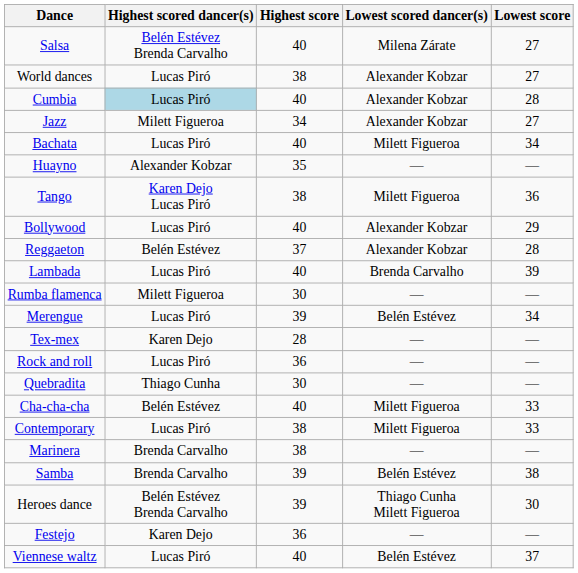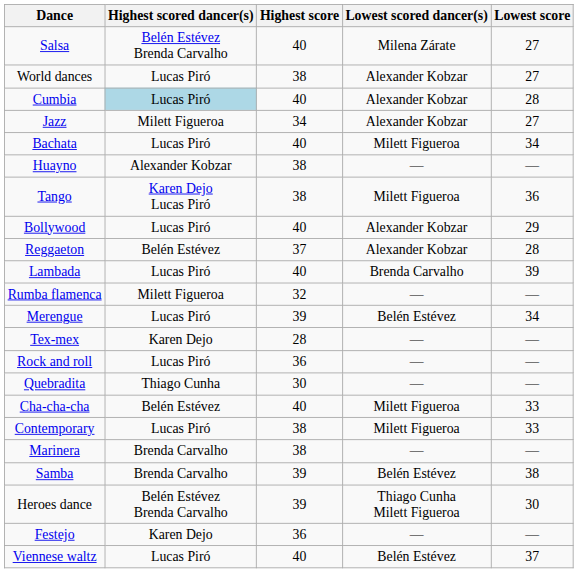(299, 165) 35 -> (299, 165) 38
(299, 293) 30 -> (299, 293) 32
